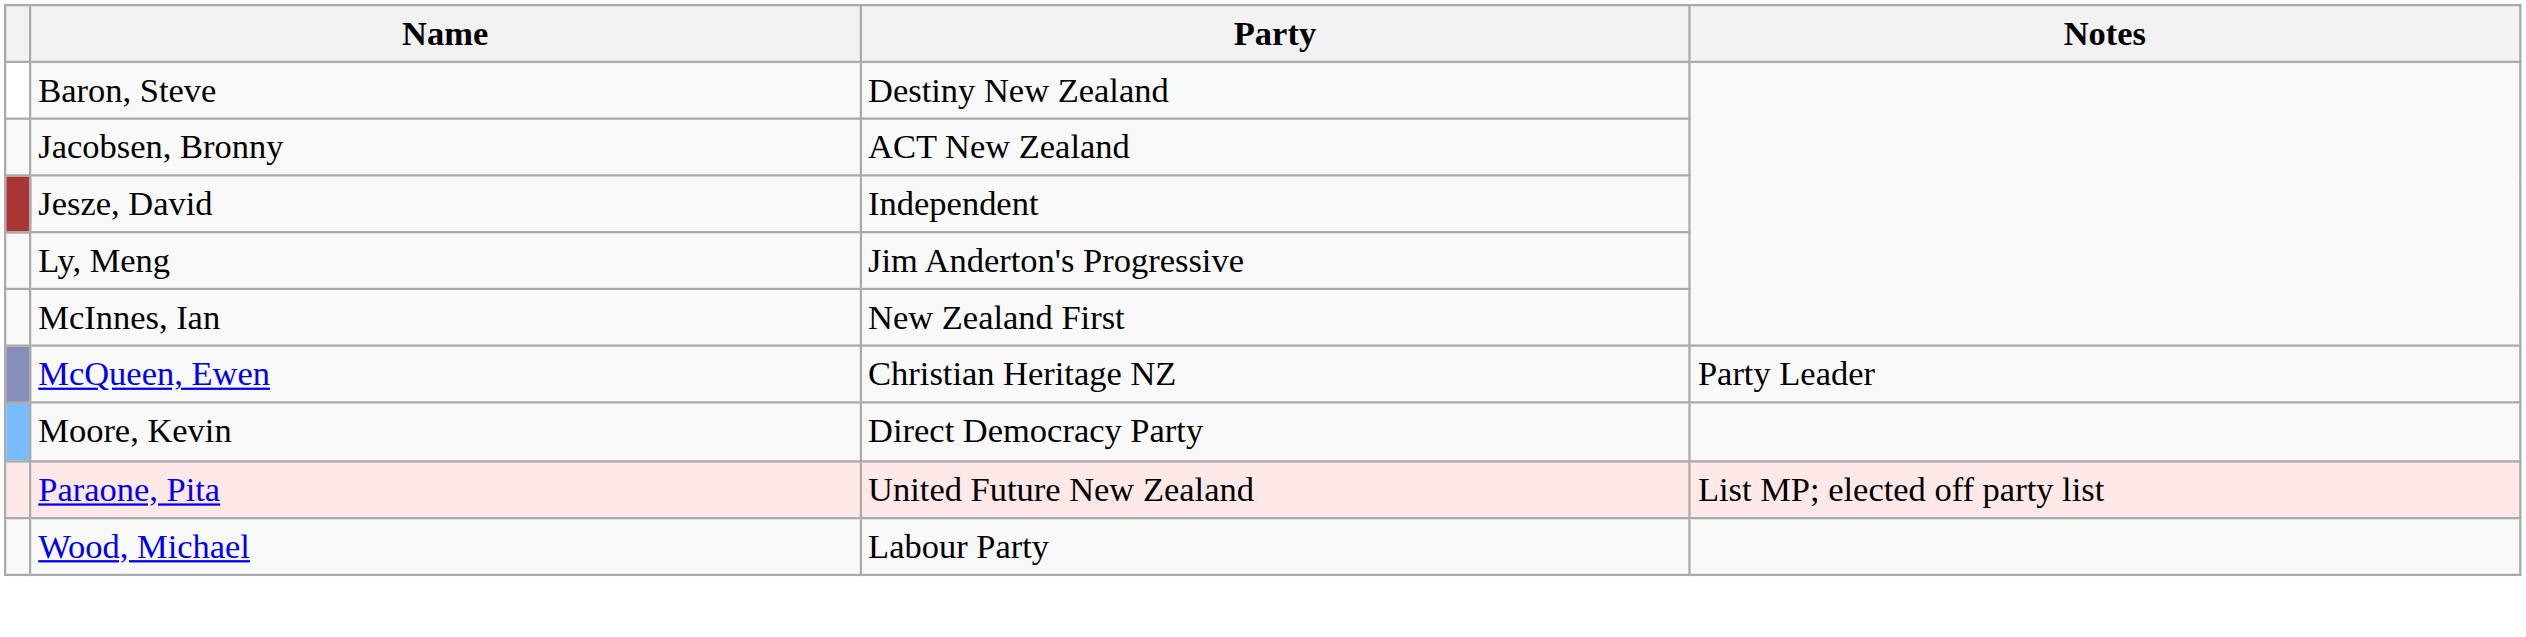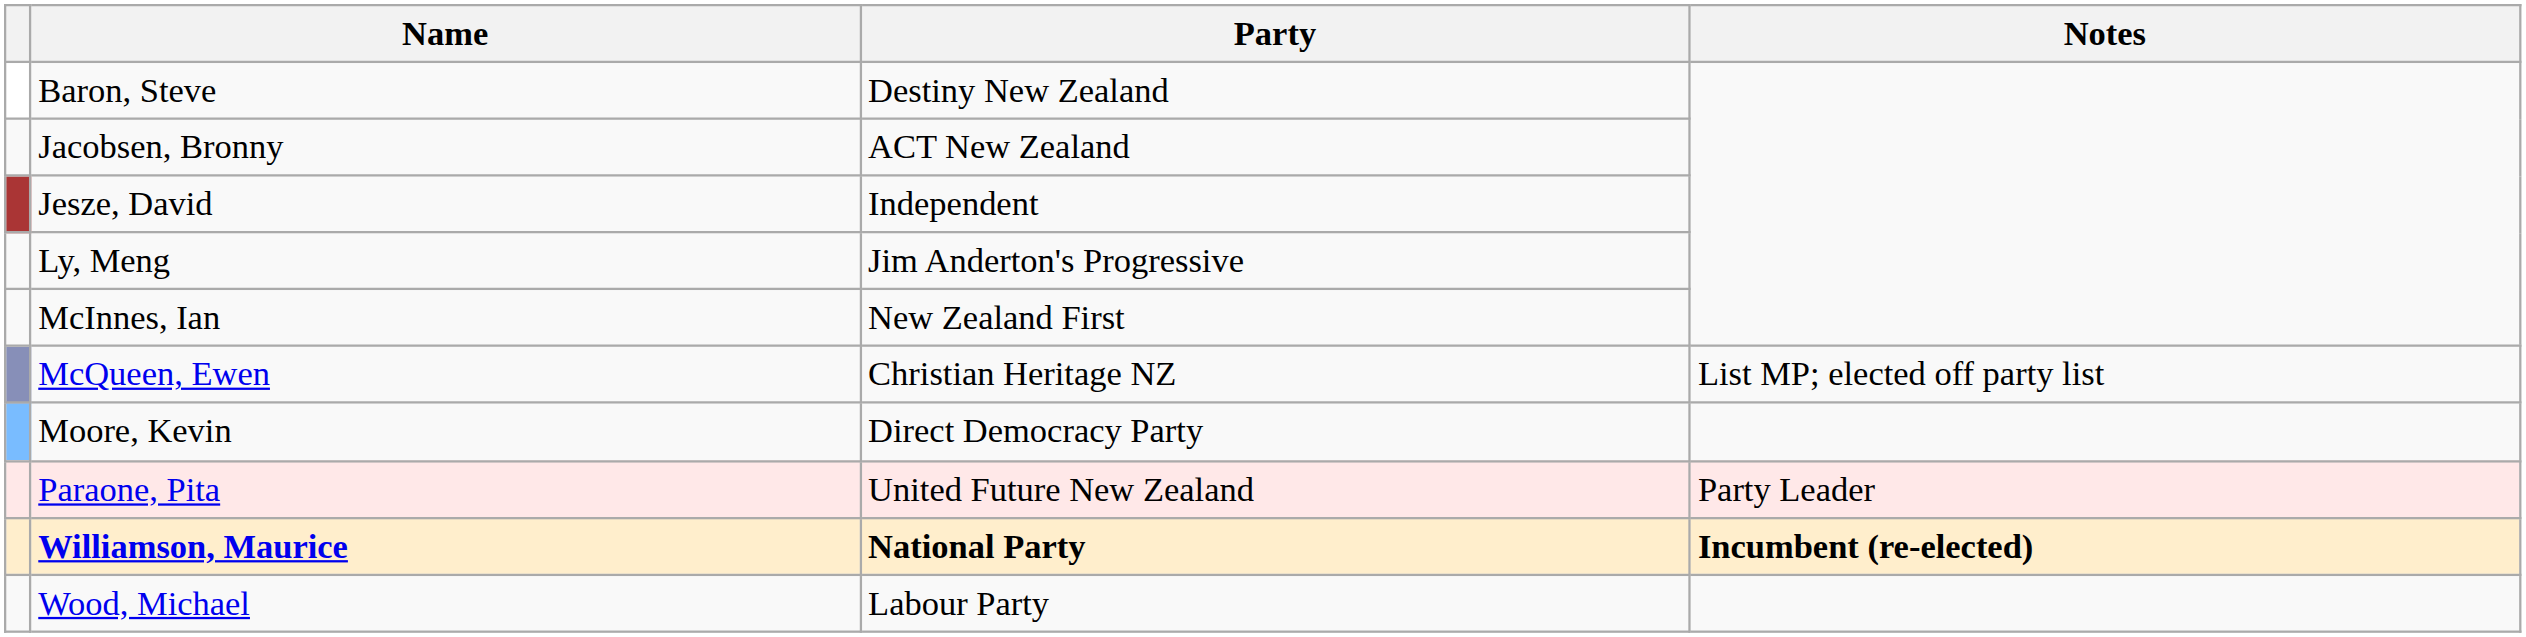(1786, 374) Party Leader -> (1901, 374) List MP; elected off party list
(1901, 488) List MP; elected off party list -> (1786, 488) Party Leader
+ row: (193, 545)
